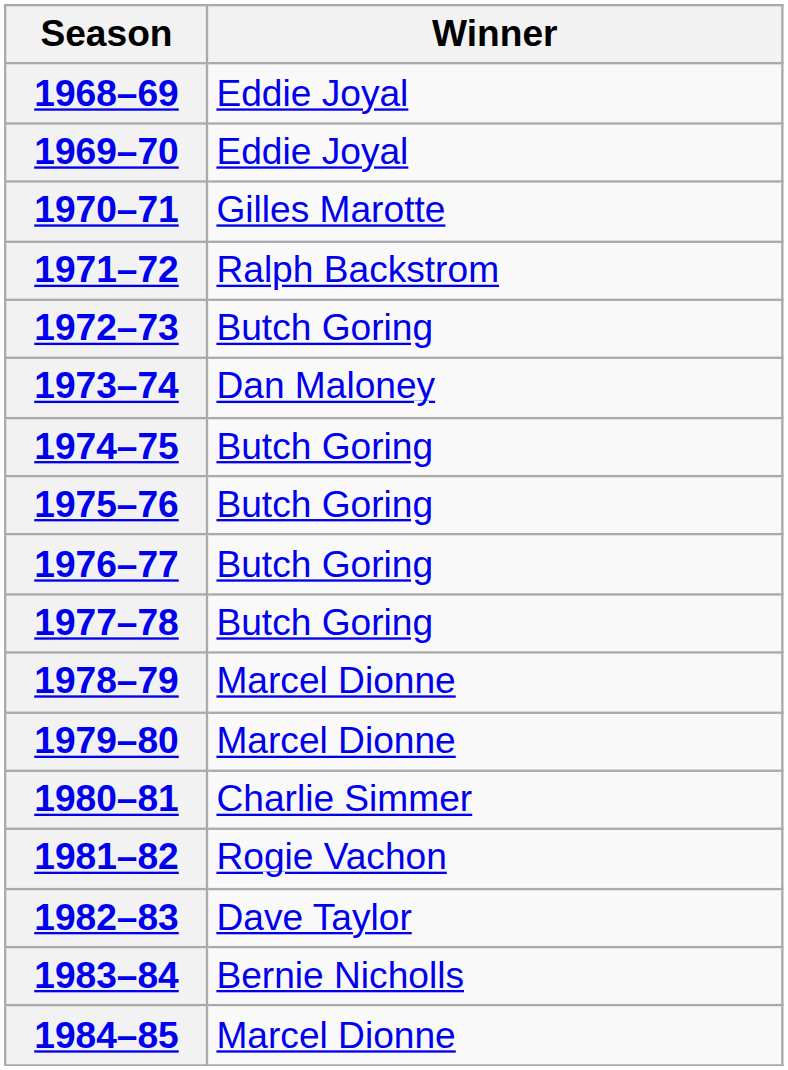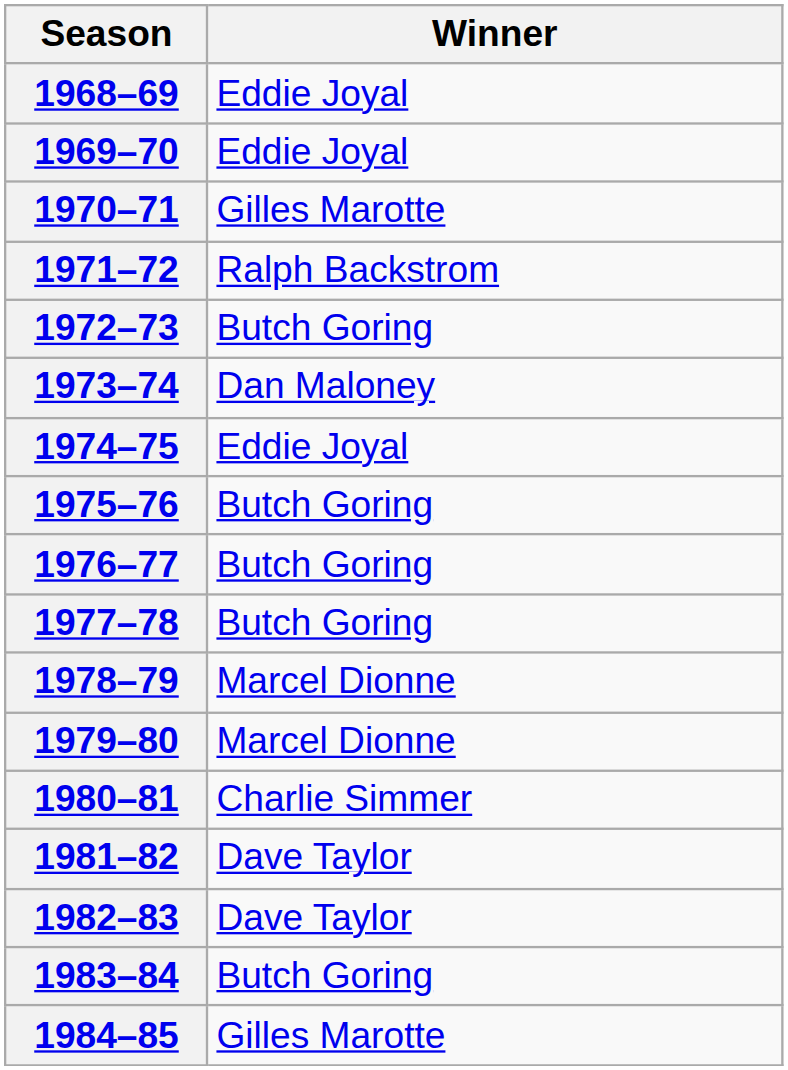(325, 446) Butch Goring -> (312, 446) Eddie Joyal
(332, 858) Rogie Vachon -> (314, 858) Dave Taylor
(340, 975) Bernie Nicholls -> (325, 975) Butch Goring
(336, 1034) Marcel Dionne -> (331, 1034) Gilles Marotte
